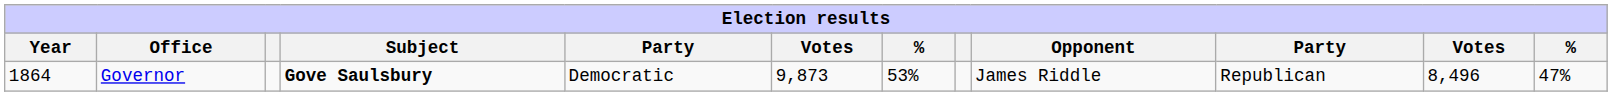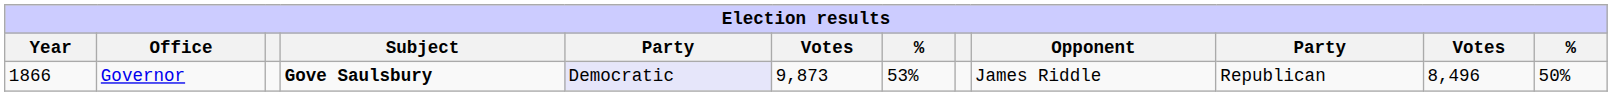(30, 76) 1864 -> (30, 76) 1866
(621, 76) no background -> (621, 76) lavender background
(1554, 76) 47% -> (1554, 76) 50%
